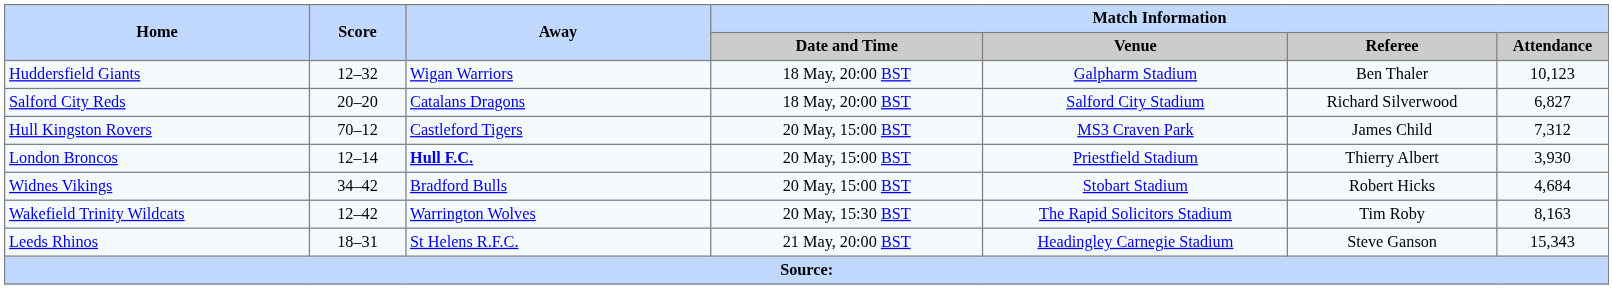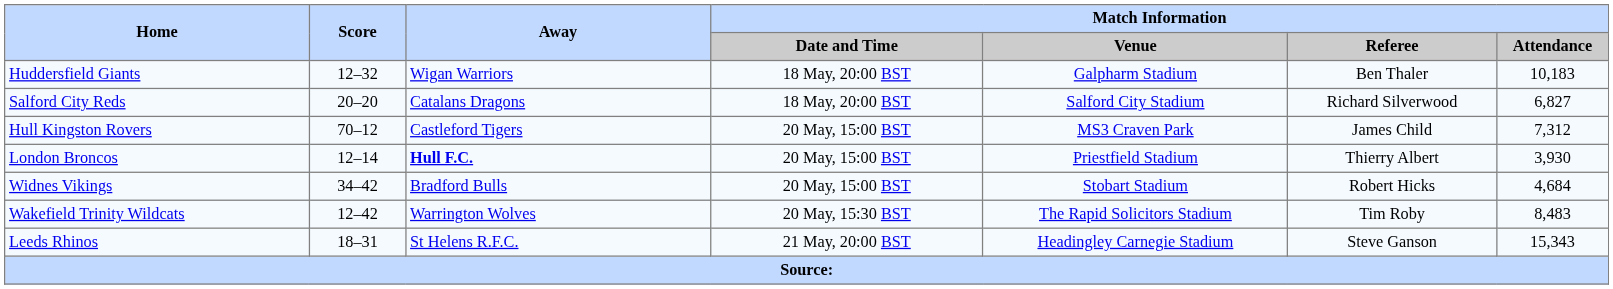(1552, 74) 10,123 -> (1552, 74) 10,183
(1552, 214) 8,163 -> (1552, 214) 8,483
